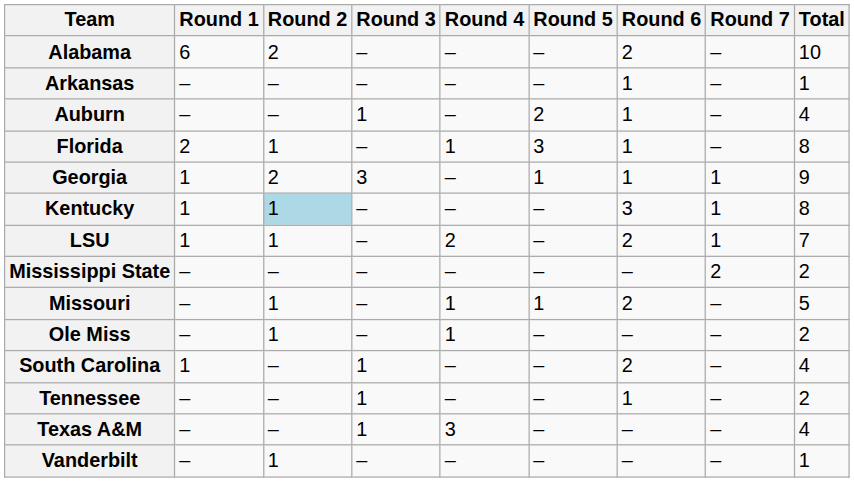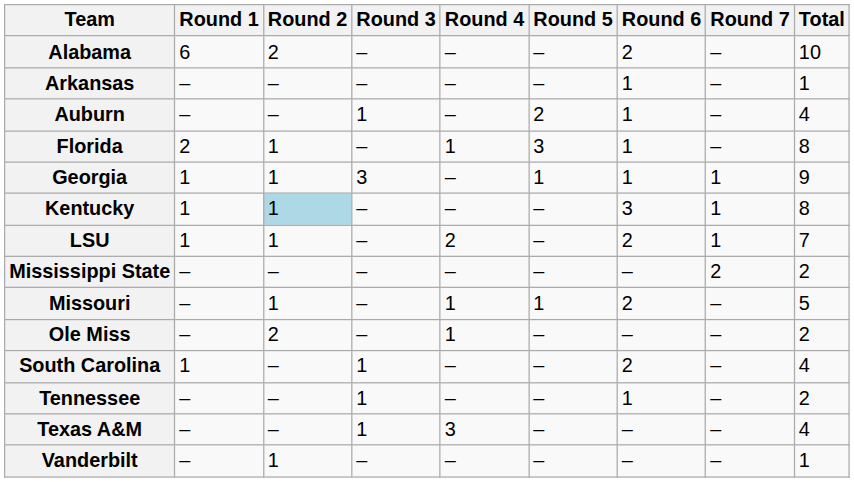(273, 177) 2 -> (273, 177) 1
(273, 334) 1 -> (273, 334) 2
